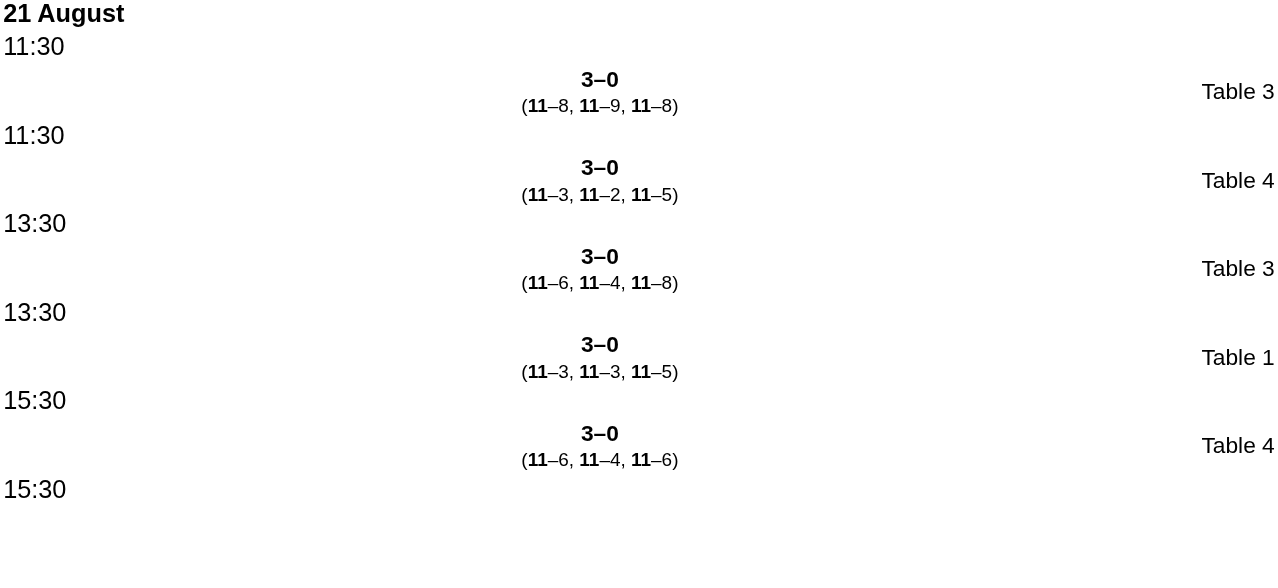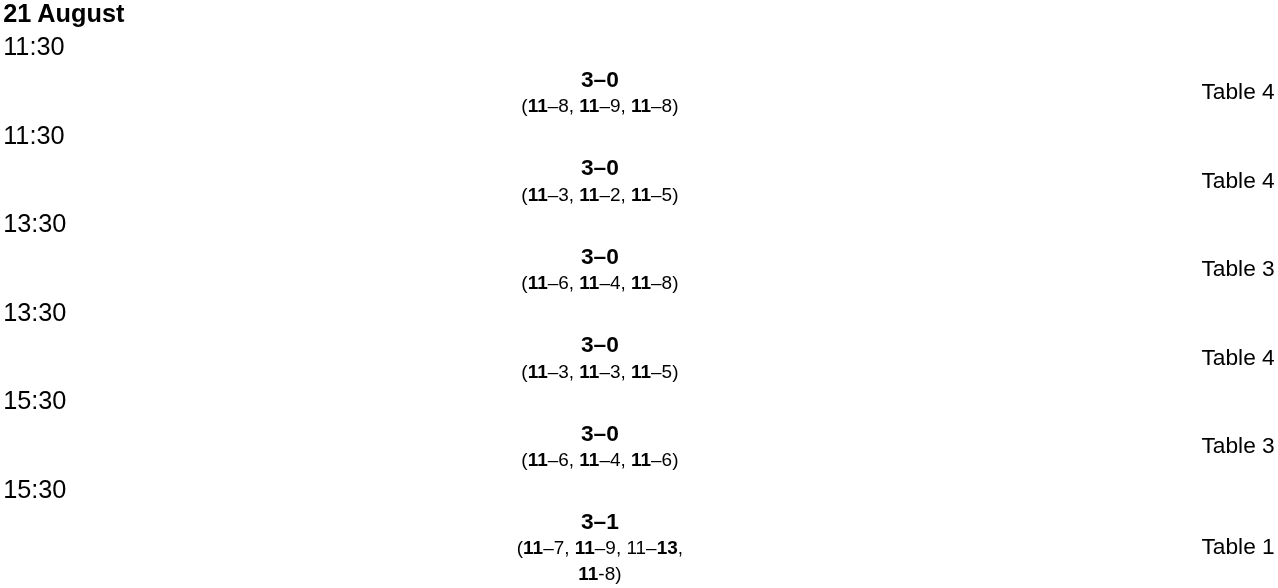(1238, 92) Table 3 -> (1238, 92) Table 4
(1238, 357) Table 1 -> (1238, 357) Table 4
(1238, 445) Table 4 -> (1238, 445) Table 3
+ row: (250, 547)
